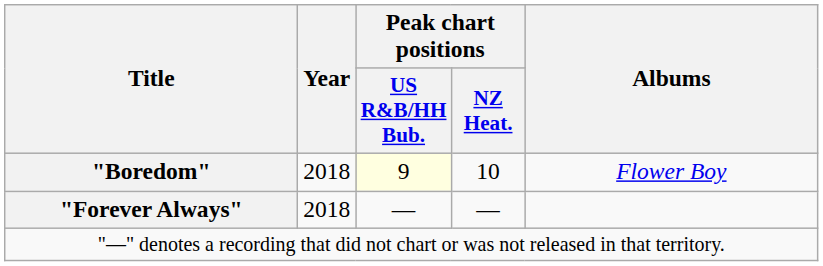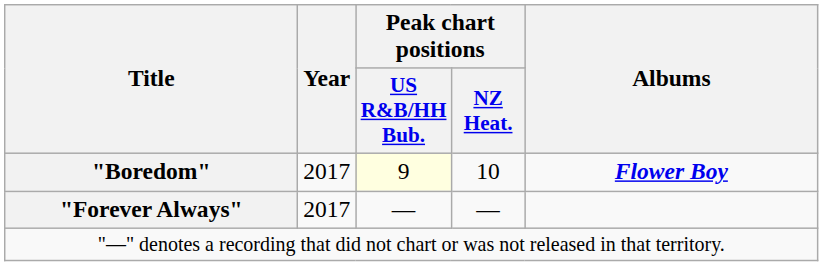(327, 171) 2018 -> (327, 171) 2017
(671, 171) normal -> (671, 171) bold
(327, 209) 2018 -> (327, 209) 2017
